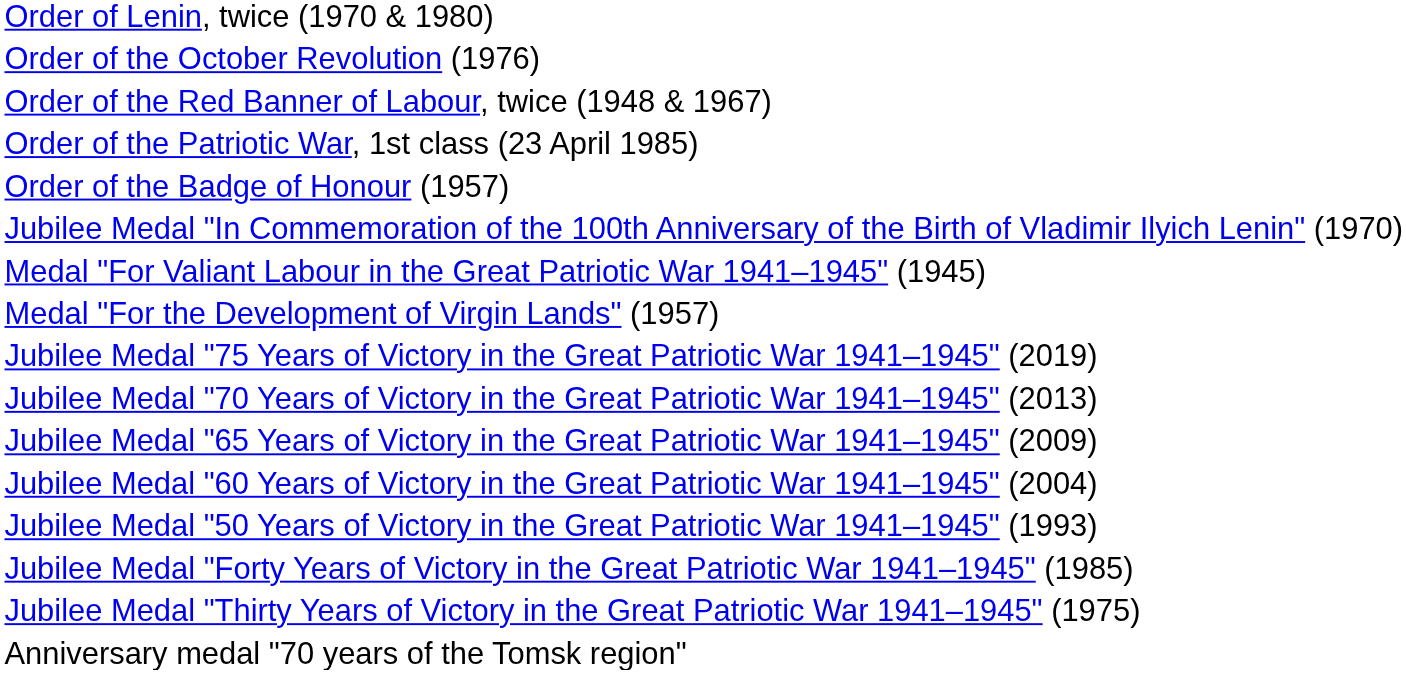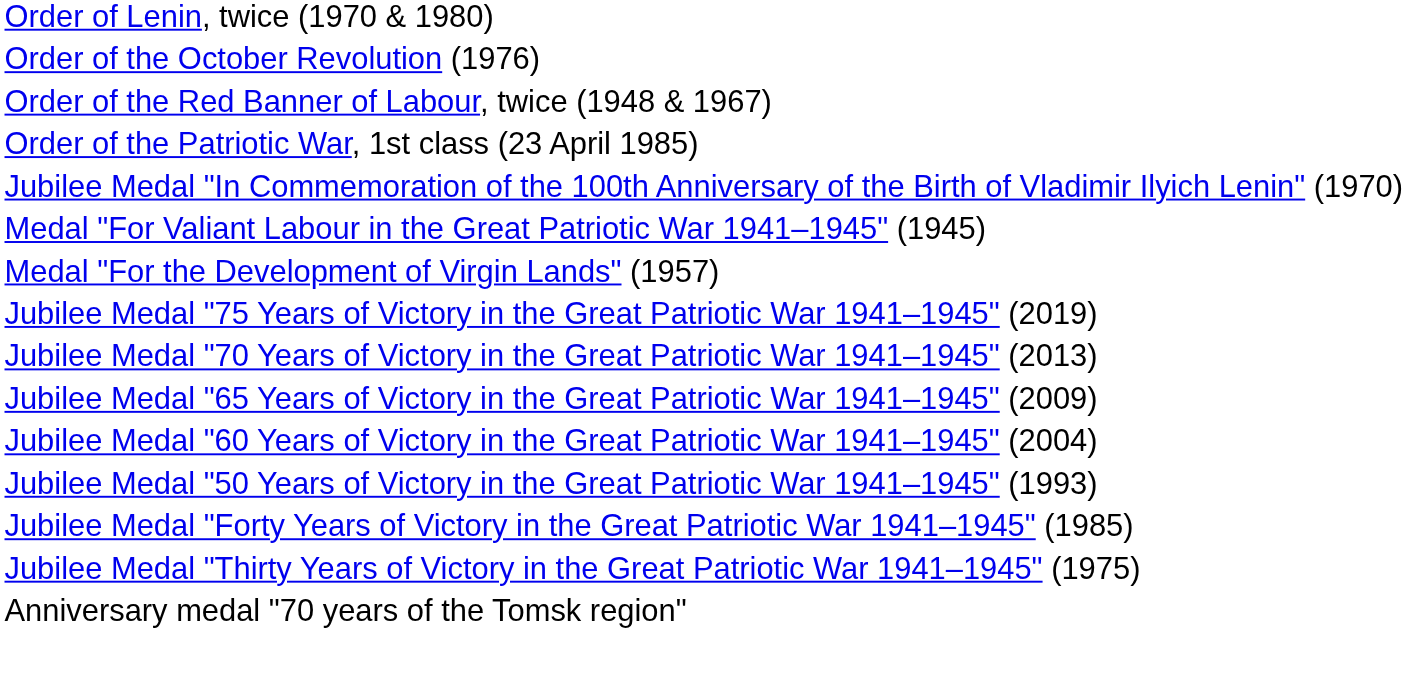- row: (257, 186)
